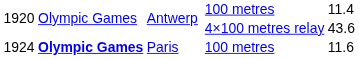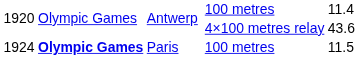(341, 47) 11.6 -> (341, 47) 11.5
